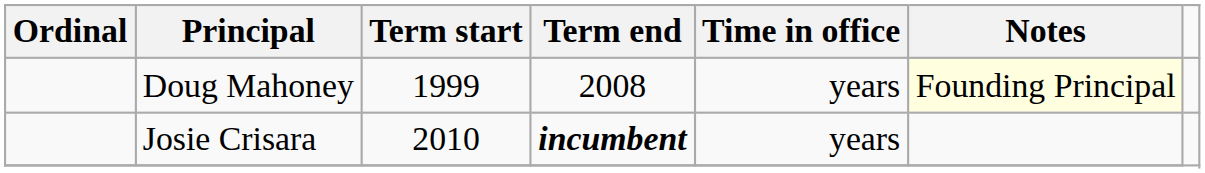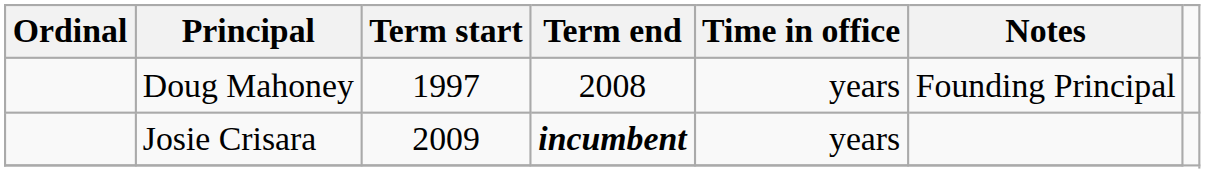(446, 84) 1999 -> (446, 84) 1997
(1046, 84) lightyellow background -> (1046, 84) no background
(446, 138) 2010 -> (446, 138) 2009
